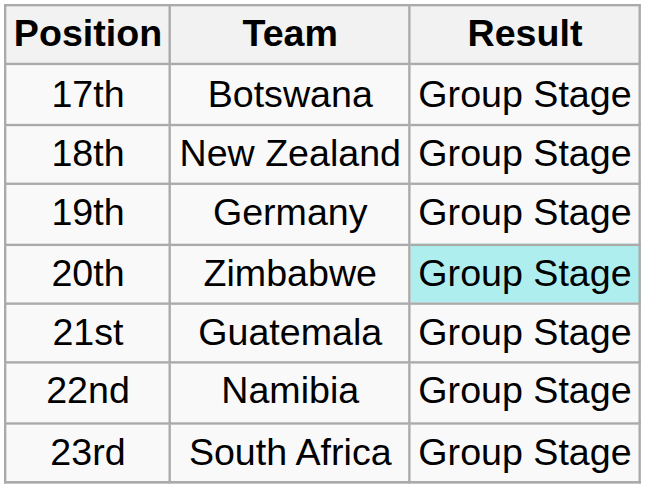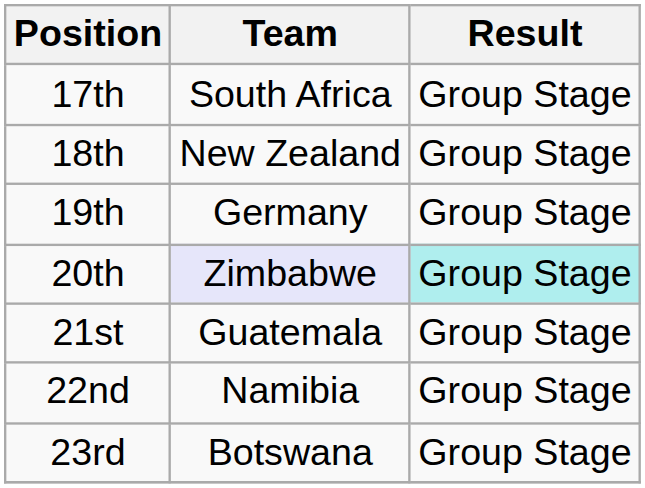(290, 93) Botswana -> (290, 93) South Africa
(290, 272) no background -> (290, 272) lavender background
(290, 451) South Africa -> (290, 451) Botswana
